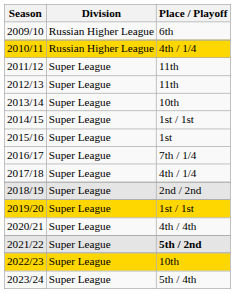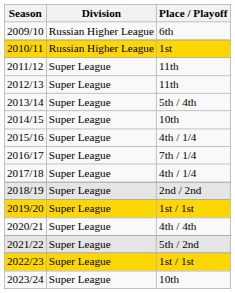(178, 48) 4th / 1/4 -> (166, 48) 1st
(169, 102) 10th -> (178, 102) 5th / 4th
(177, 119) 1st / 1st -> (169, 119) 10th
(166, 137) 1st -> (178, 137) 4th / 1/4
(180, 244) bold -> (179, 244) normal
(169, 262) 10th -> (177, 262) 1st / 1st
(178, 279) 5th / 4th -> (169, 279) 10th
